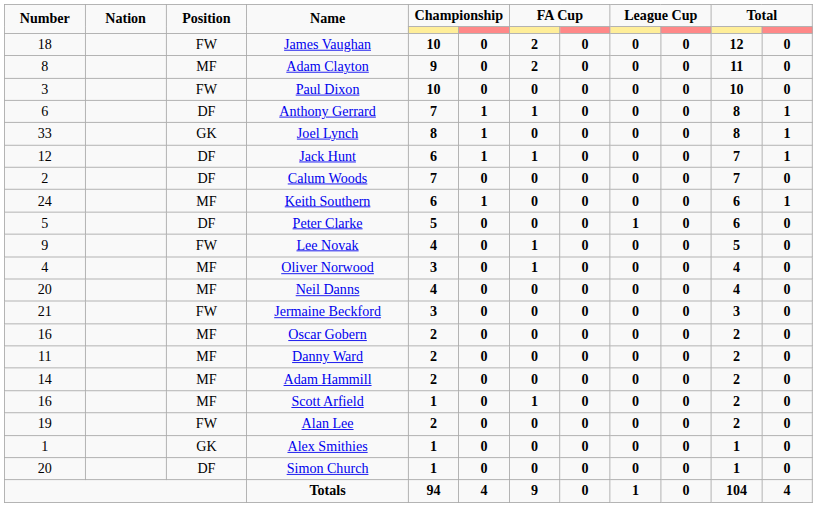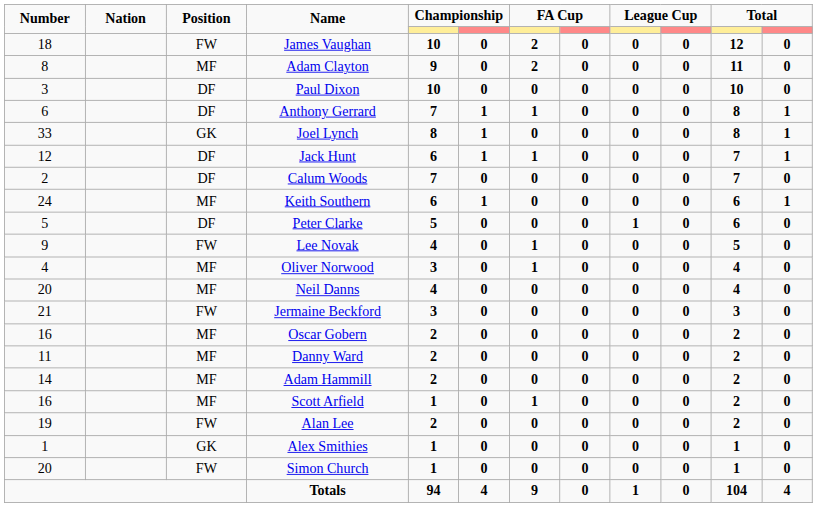(206, 89) FW -> (206, 89) DF
(206, 468) DF -> (206, 468) FW
